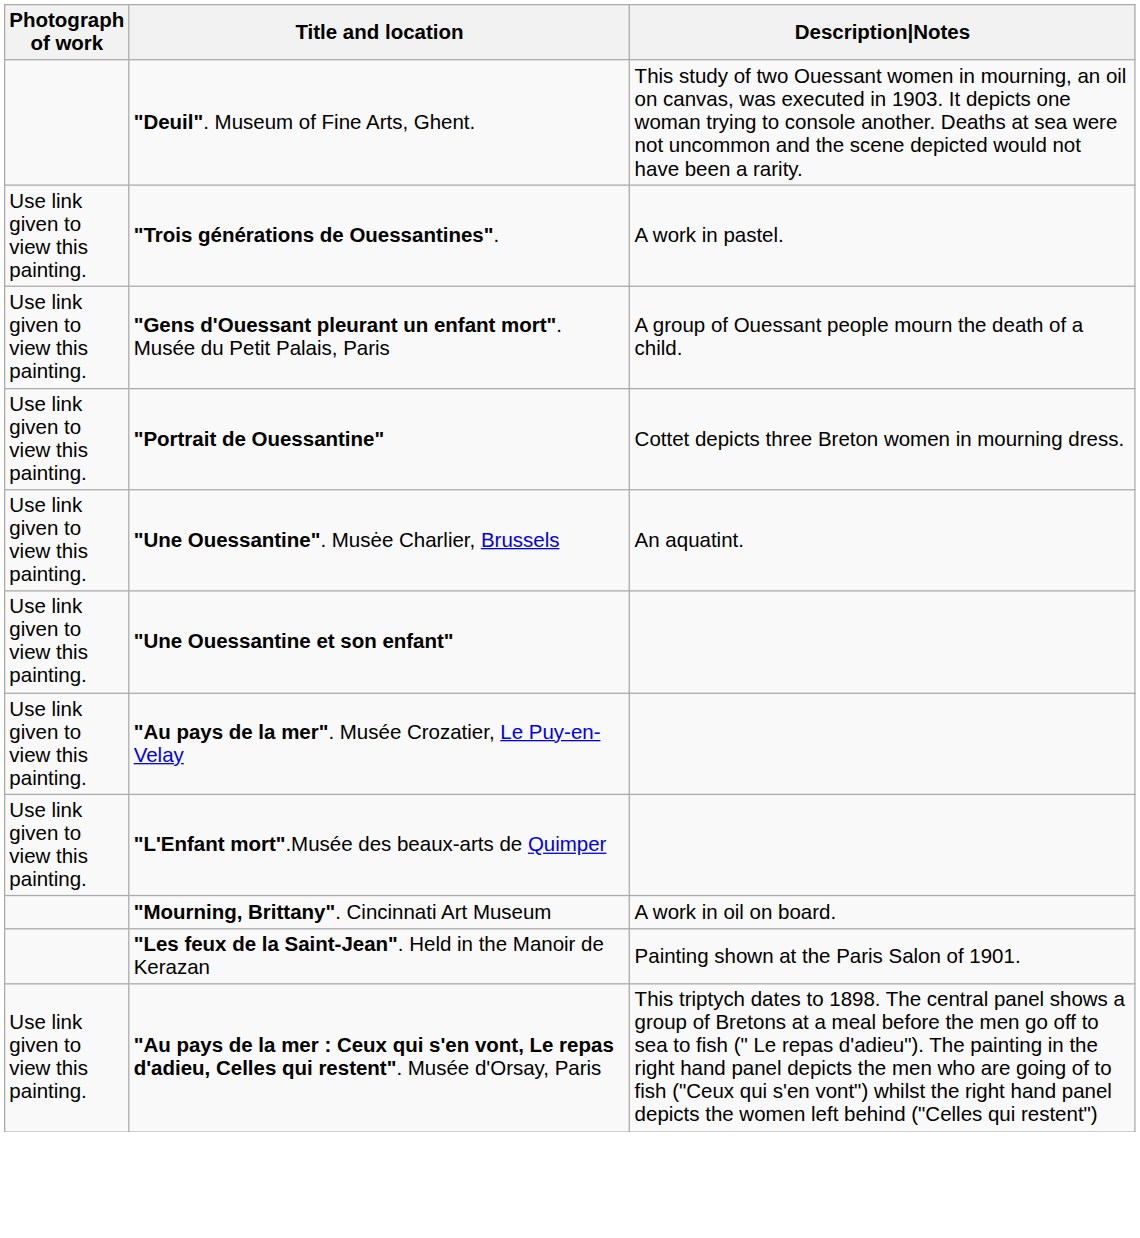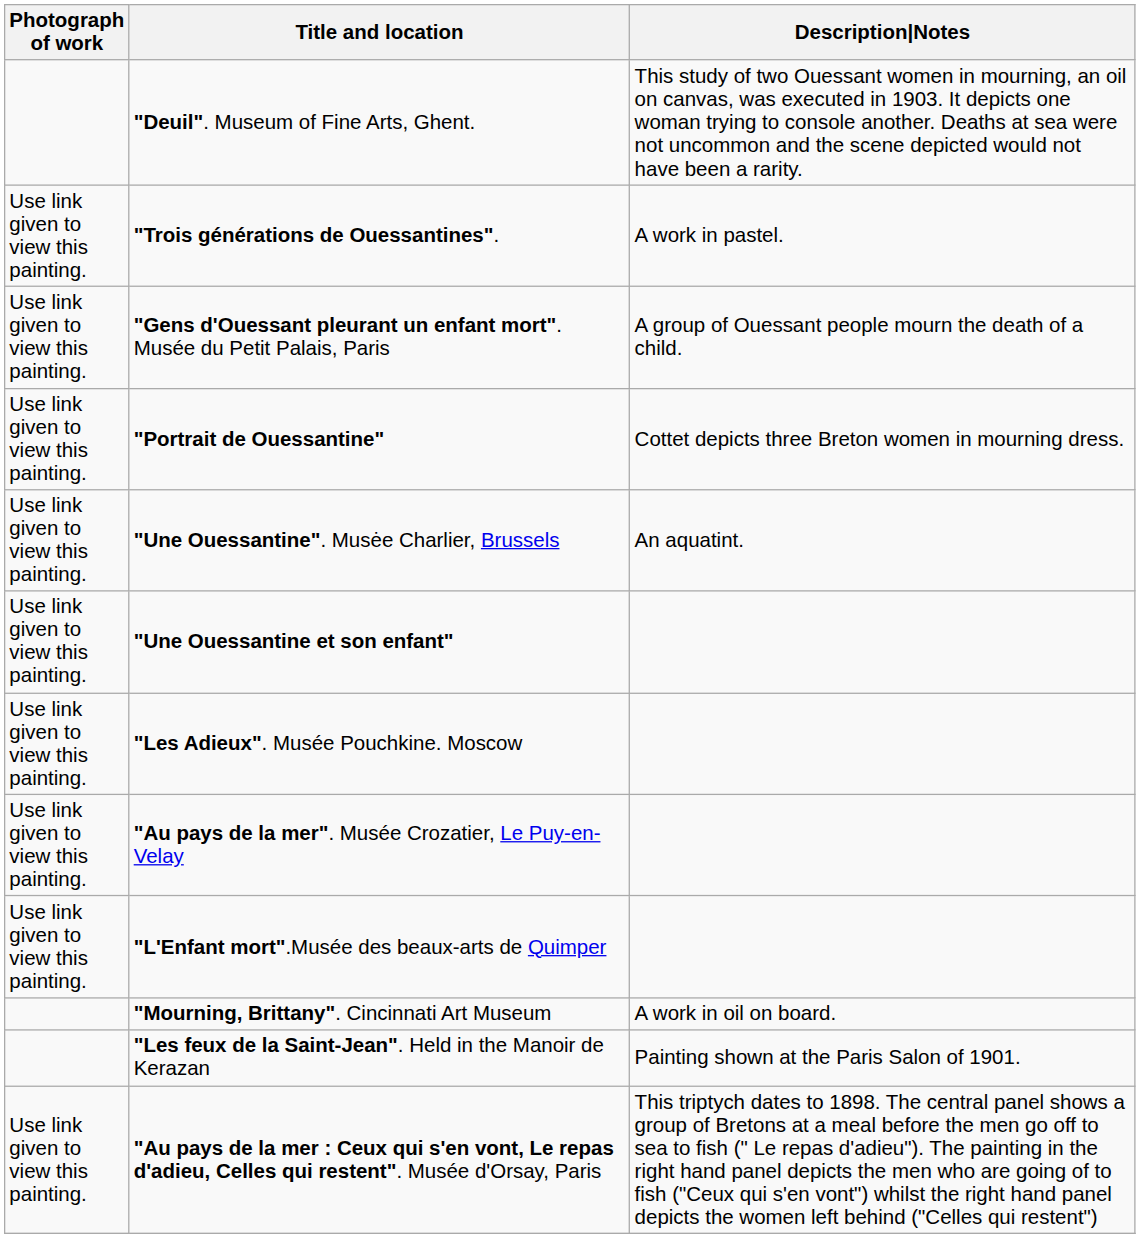+ row: (328, 743)
